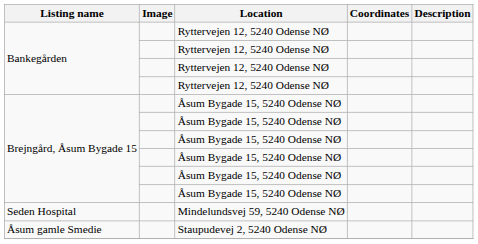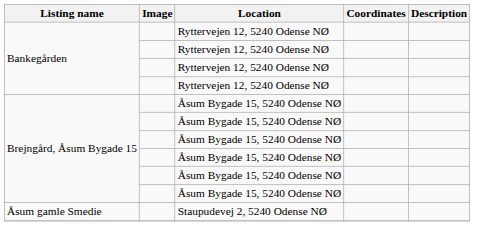- row: (42, 211)
